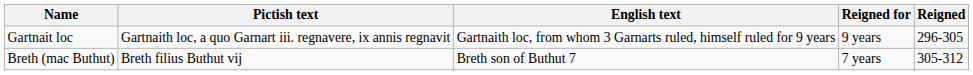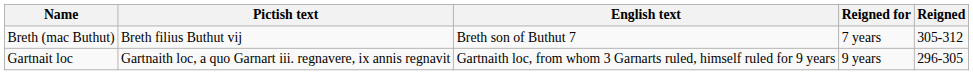rows swapped: (40, 37) <-> (61, 59)
